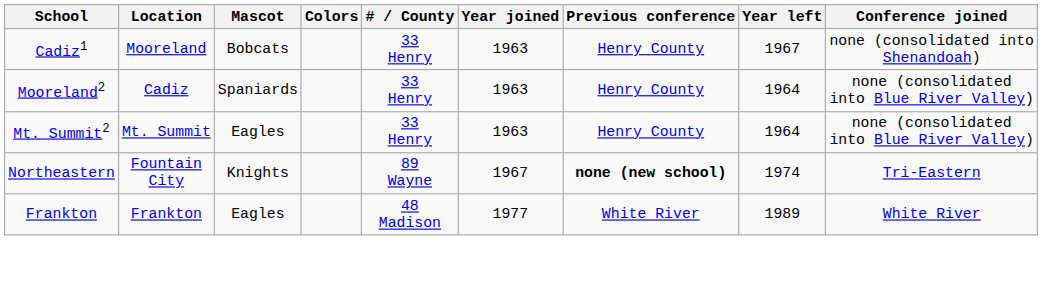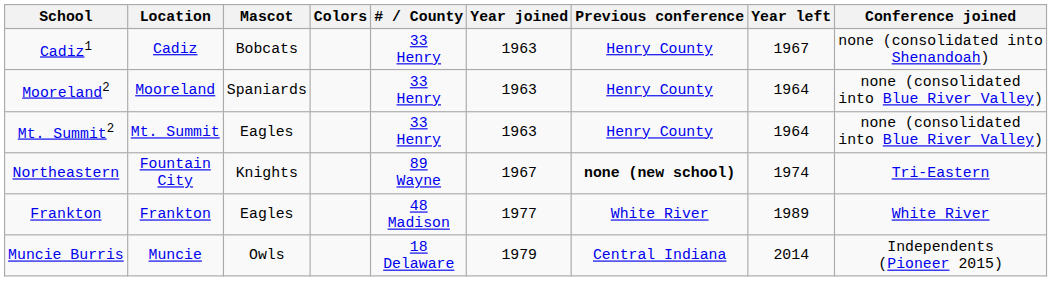(166, 49) Mooreland -> (175, 49) Cadiz
(166, 91) Cadiz -> (175, 91) Mooreland
+ row: (66, 256)
